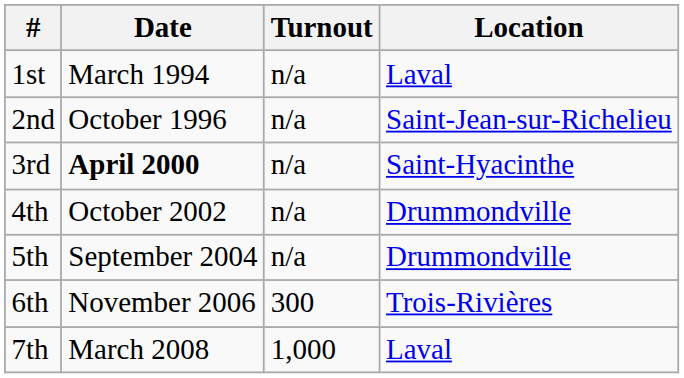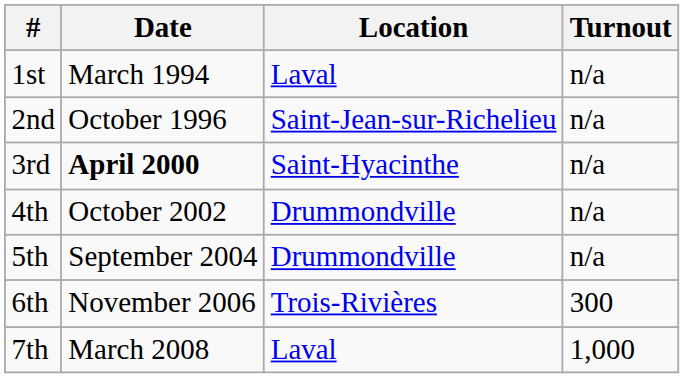columns swapped: (529, 27) <-> (322, 27)
